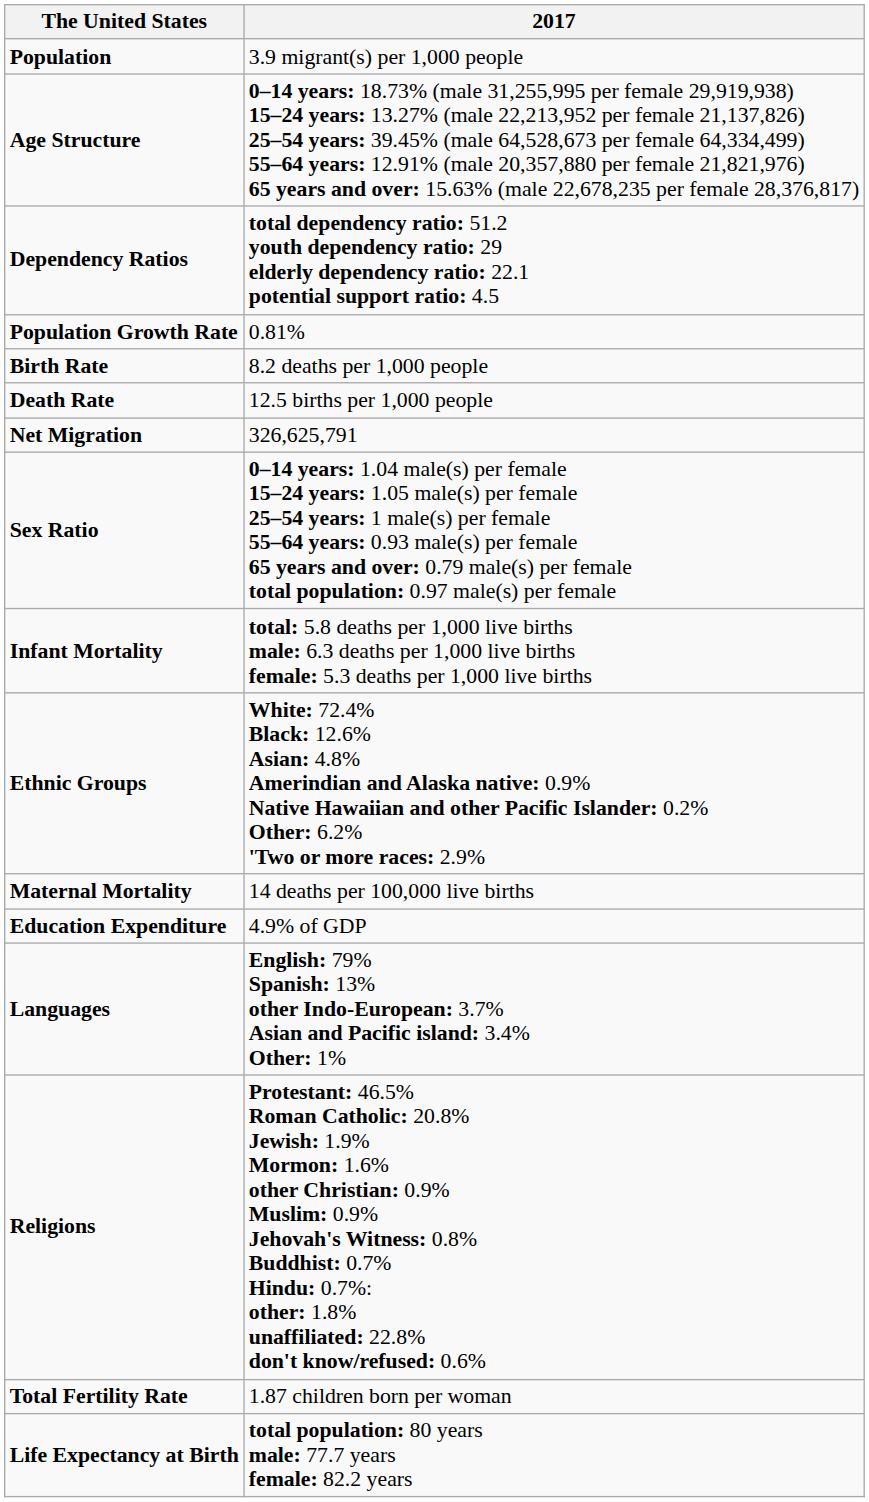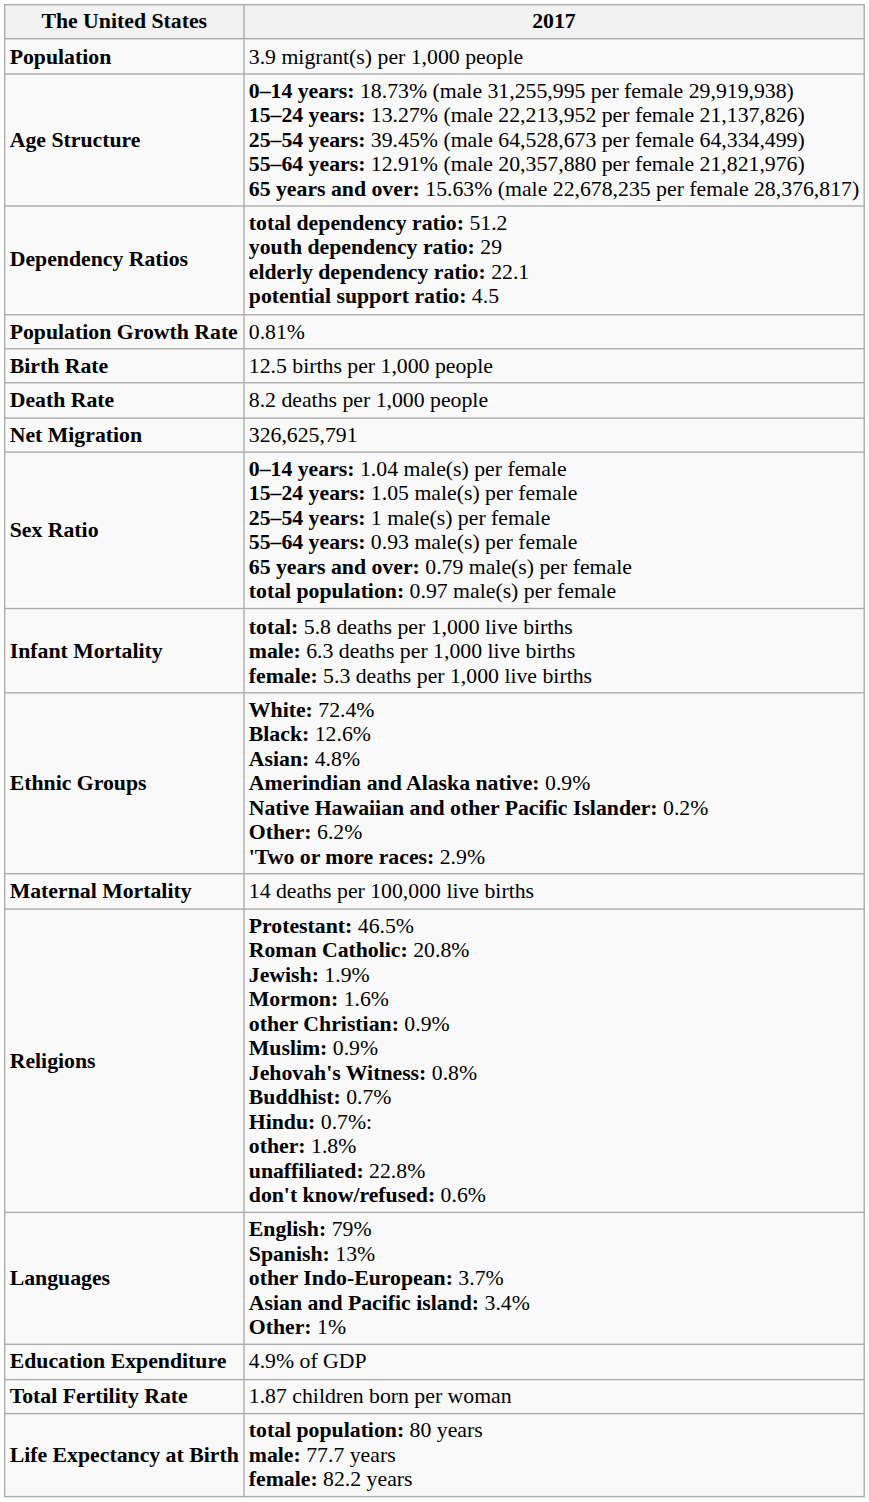(368, 365) 8.2 deaths per 1,000 people -> (371, 365) 12.5 births per 1,000 people
(371, 400) 12.5 births per 1,000 people -> (368, 400) 8.2 deaths per 1,000 people
rows swapped: (118, 925) <-> (53, 1227)
